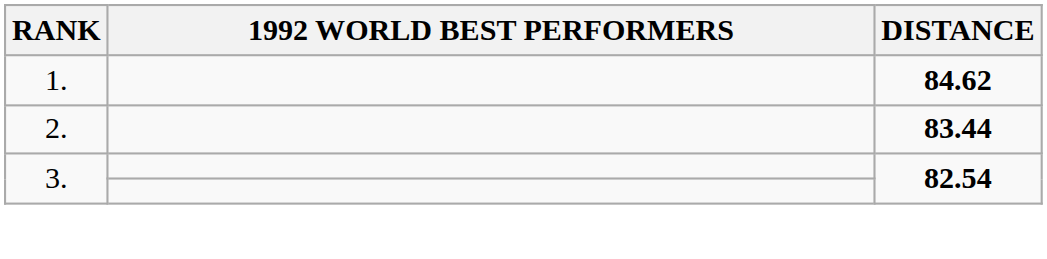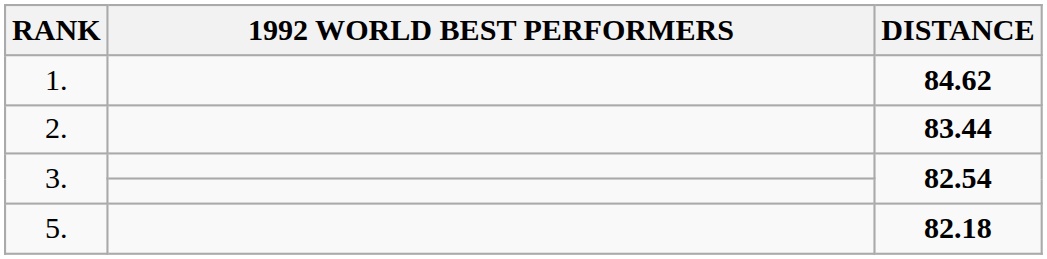+ row: (56, 228)
